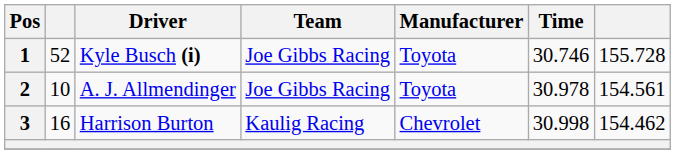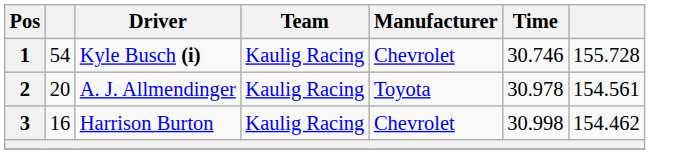(60, 55) 52 -> (60, 55) 54
(318, 55) Joe Gibbs Racing -> (305, 55) Kaulig Racing
(428, 55) Toyota -> (414, 55) Chevrolet
(60, 89) 10 -> (60, 89) 20
(318, 89) Joe Gibbs Racing -> (305, 89) Kaulig Racing
